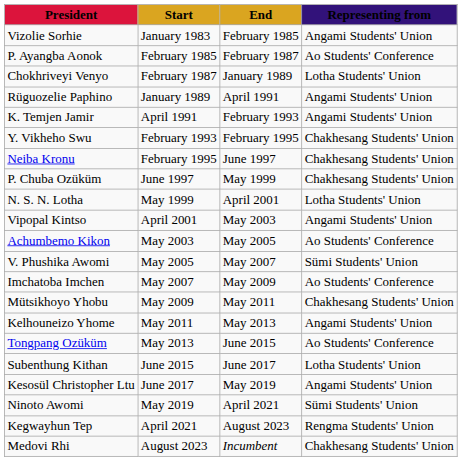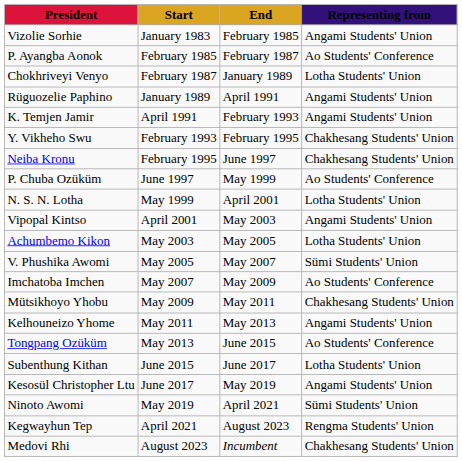(379, 179) Chakhesang Students' Union -> (369, 179) Ao Students' Conference
(369, 240) Ao Students' Conference -> (363, 240) Lotha Students' Union
